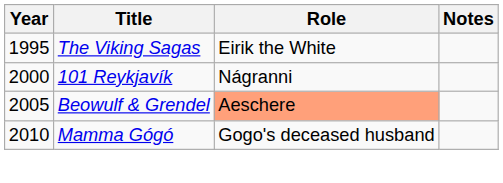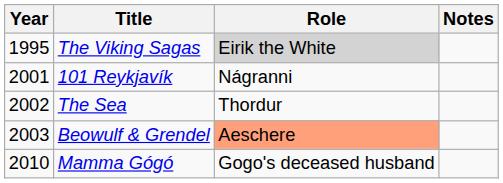(277, 47) no background -> (277, 47) lightgrey background
(29, 76) 2000 -> (29, 76) 2001
+ row: (92, 105)
(29, 105) 2005 -> (29, 134) 2003
